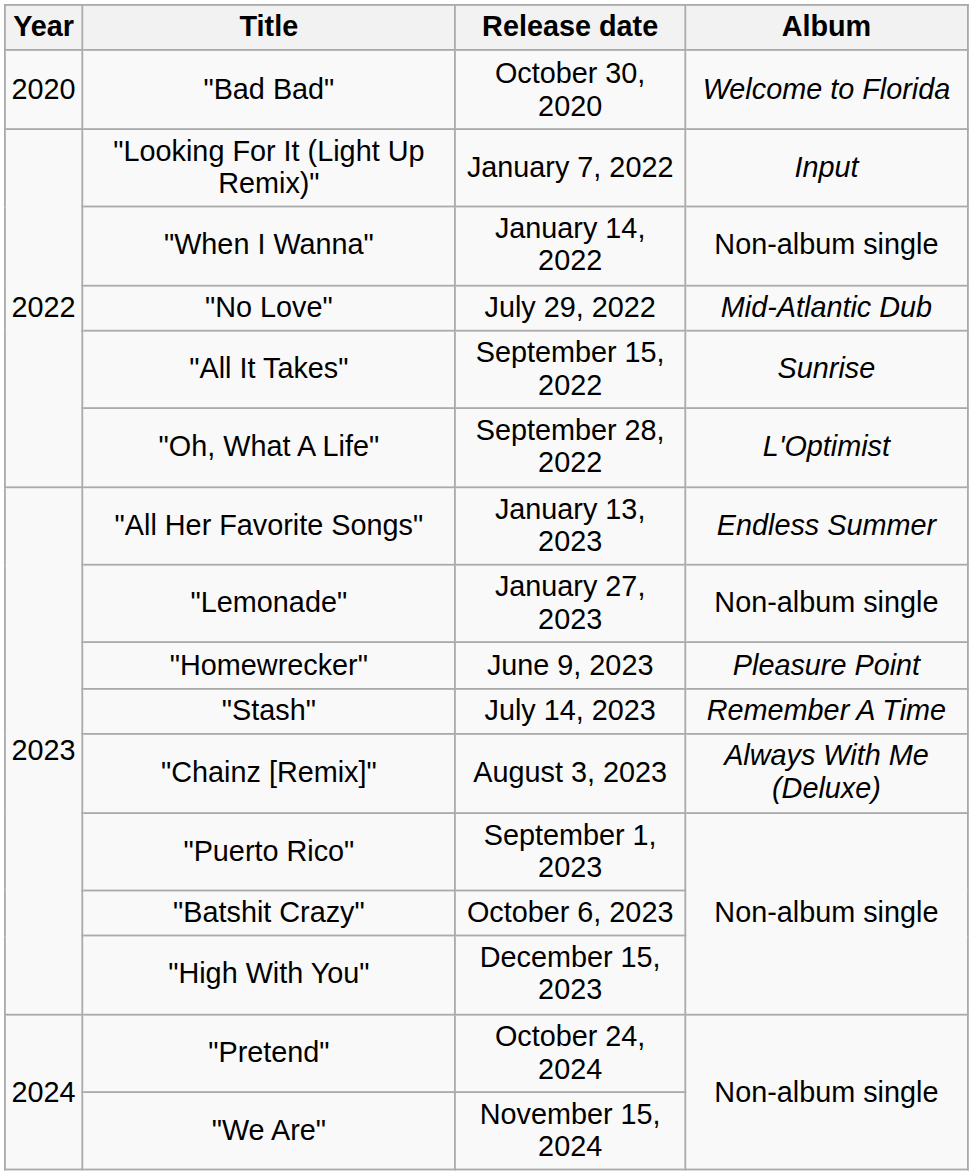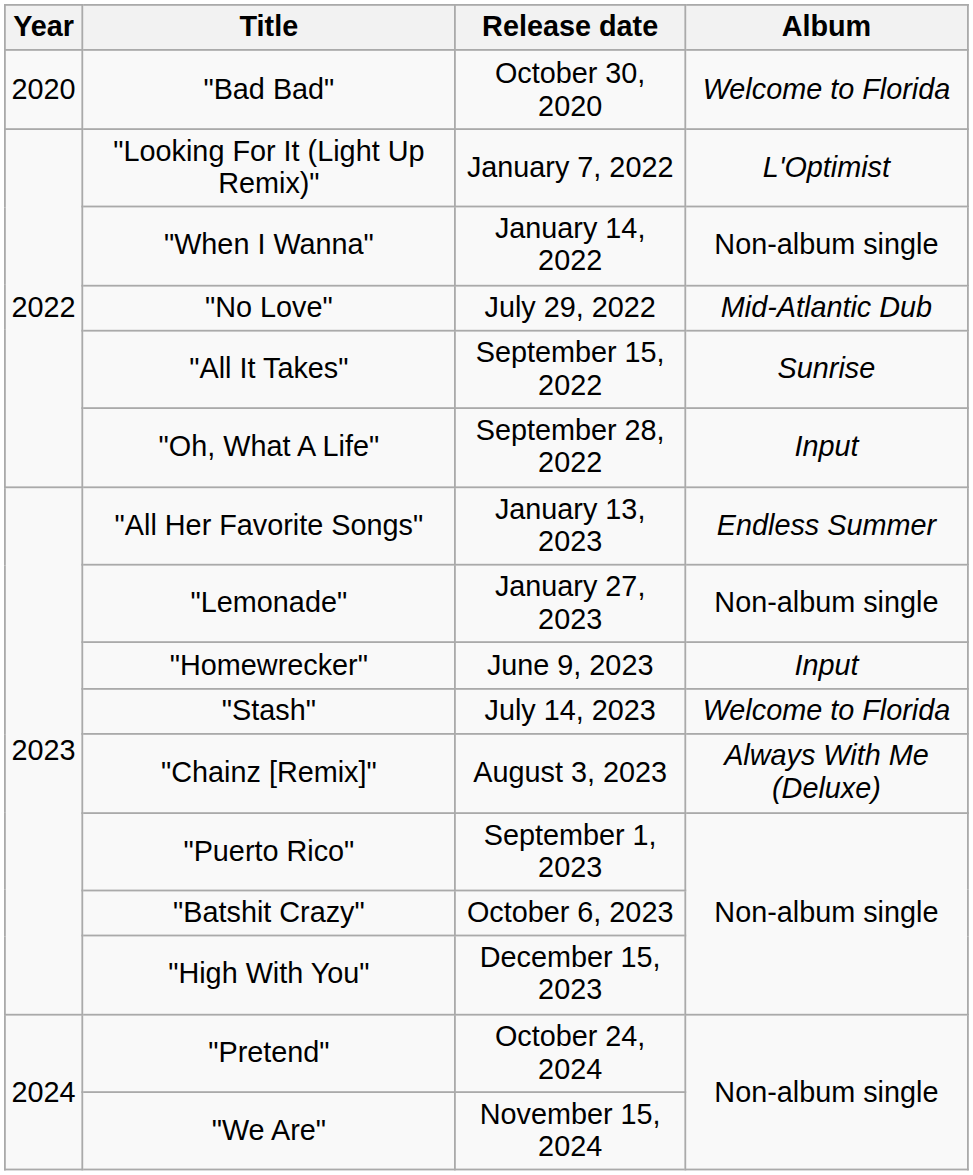(826, 167) Input -> (826, 167) L'Optimist
(826, 447) L'Optimist -> (826, 447) Input
(826, 665) Pleasure Point -> (826, 665) Input
(826, 710) Remember A Time -> (826, 710) Welcome to Florida
